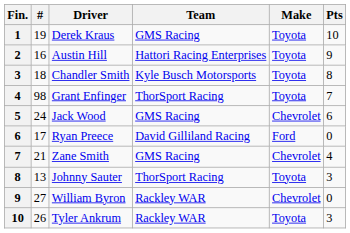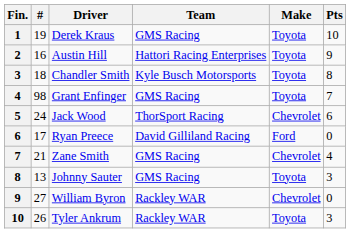(179, 96) ThorSport Racing -> (167, 96) GMS Racing
(167, 116) GMS Racing -> (179, 116) ThorSport Racing
(179, 177) ThorSport Racing -> (167, 177) GMS Racing
